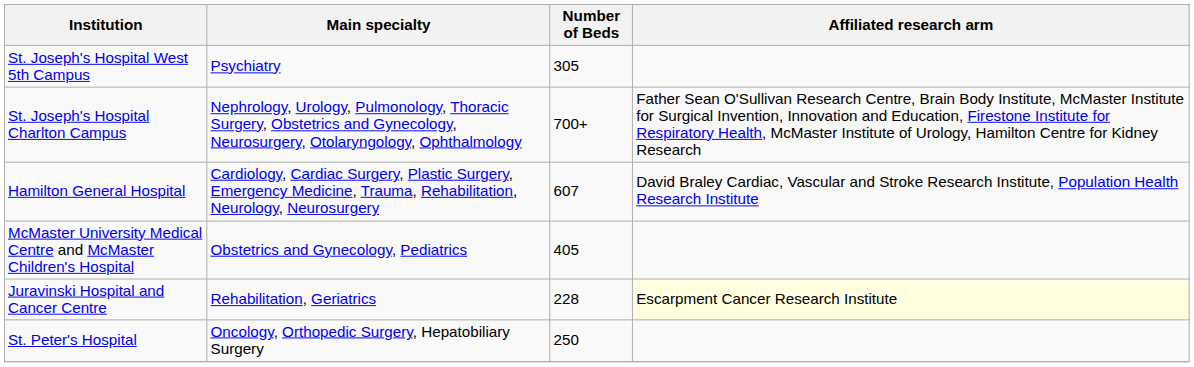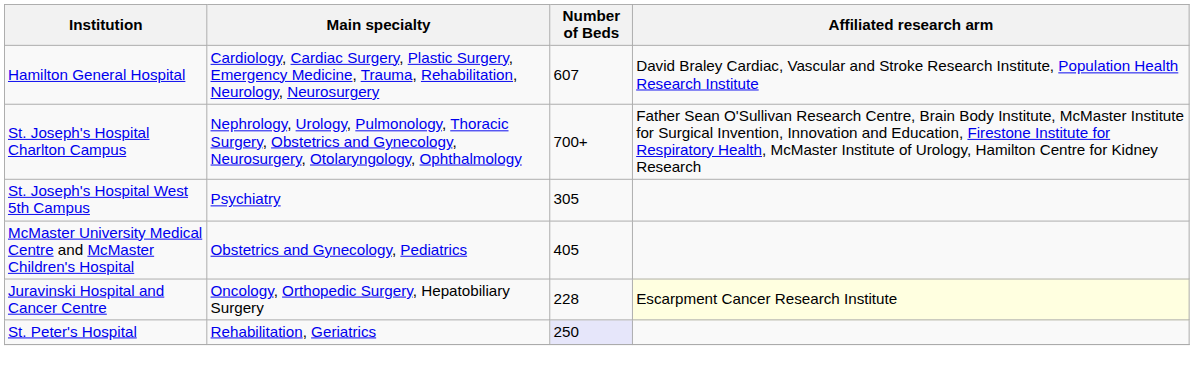rows swapped: (97, 191) <-> (98, 66)
(293, 299) Rehabilitation, Geriatrics -> (360, 299) Oncology, Orthopedic Surgery, Hepatobiliary Surgery
(360, 340) Oncology, Orthopedic Surgery, Hepatobiliary Surgery -> (293, 332) Rehabilitation, Geriatrics
(566, 340) no background -> (566, 332) lavender background
